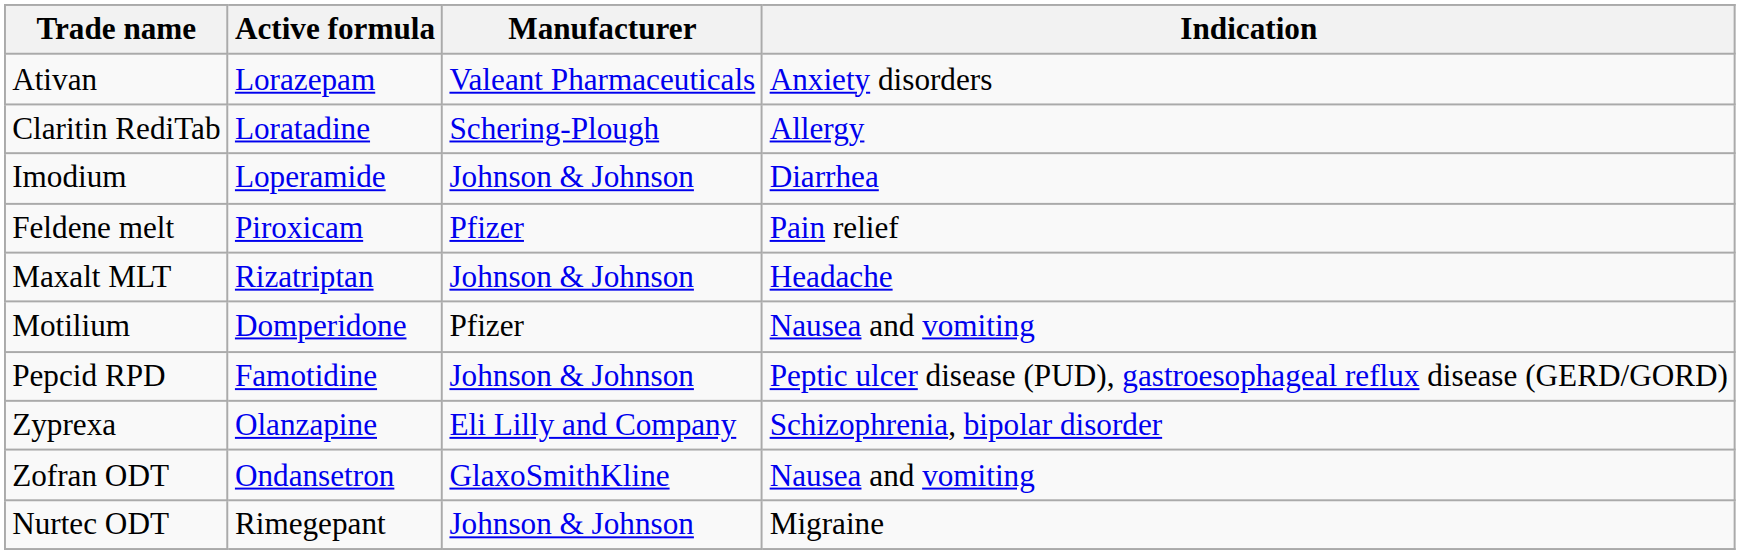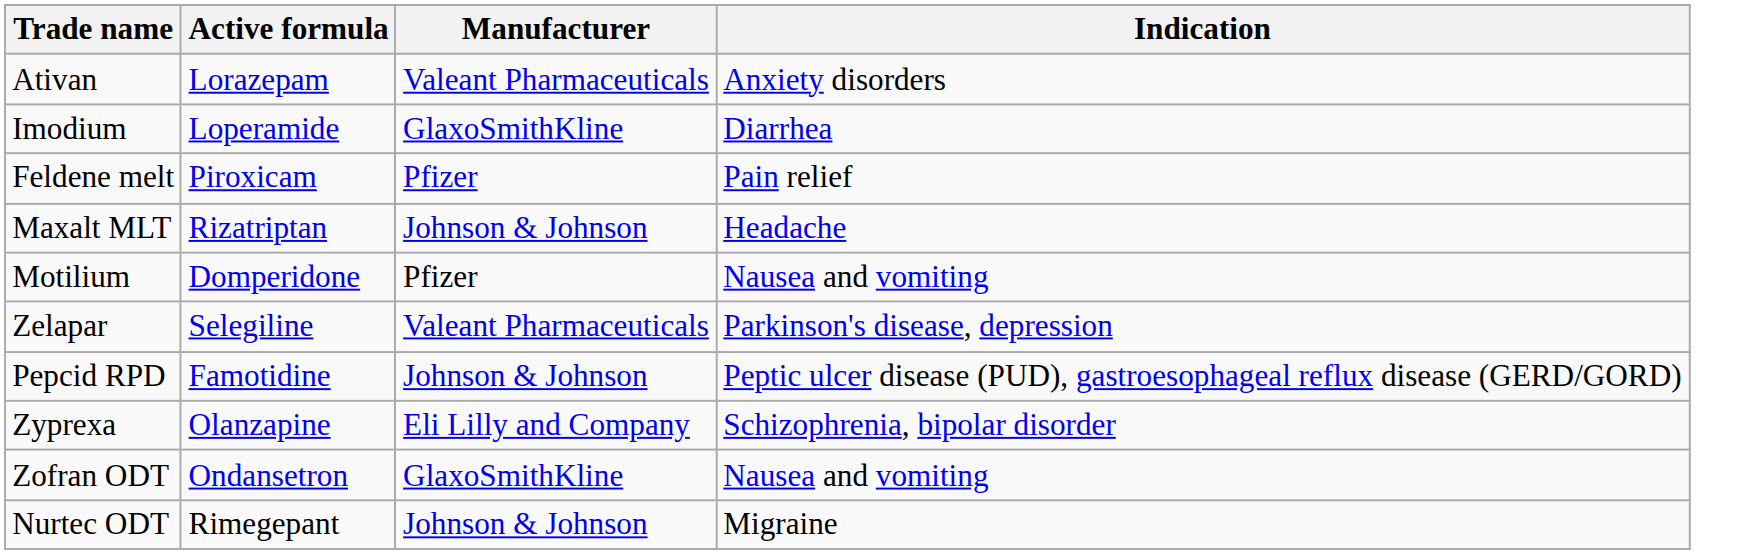- row: (116, 128)
(572, 177) Johnson & Johnson -> (513, 128) GlaxoSmithKline
+ row: (60, 326)
